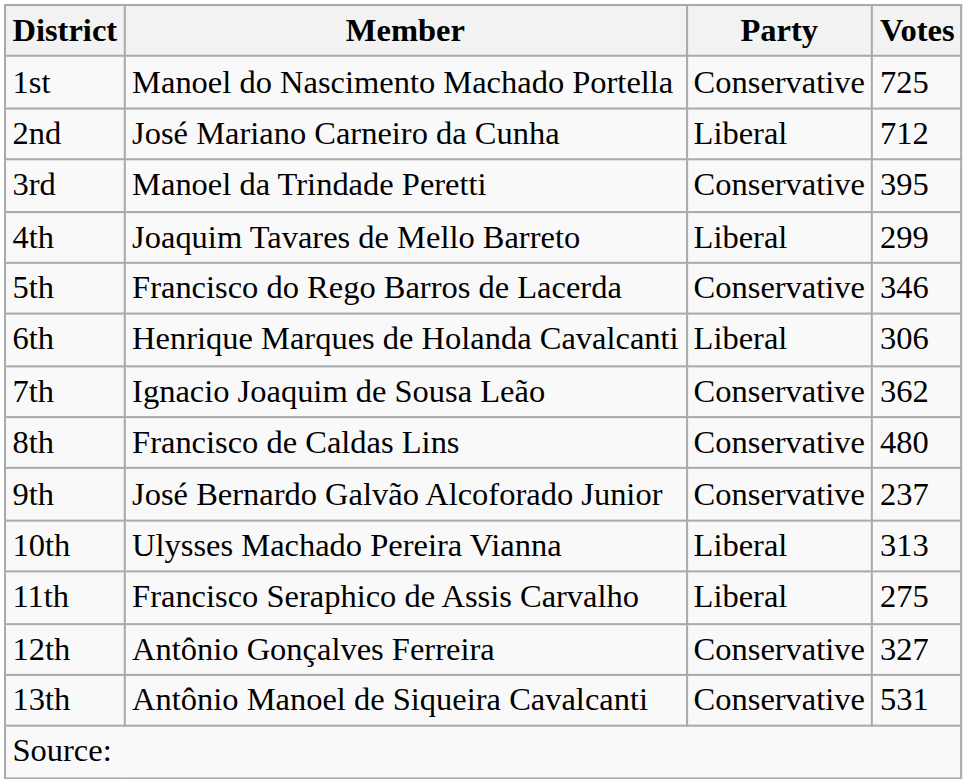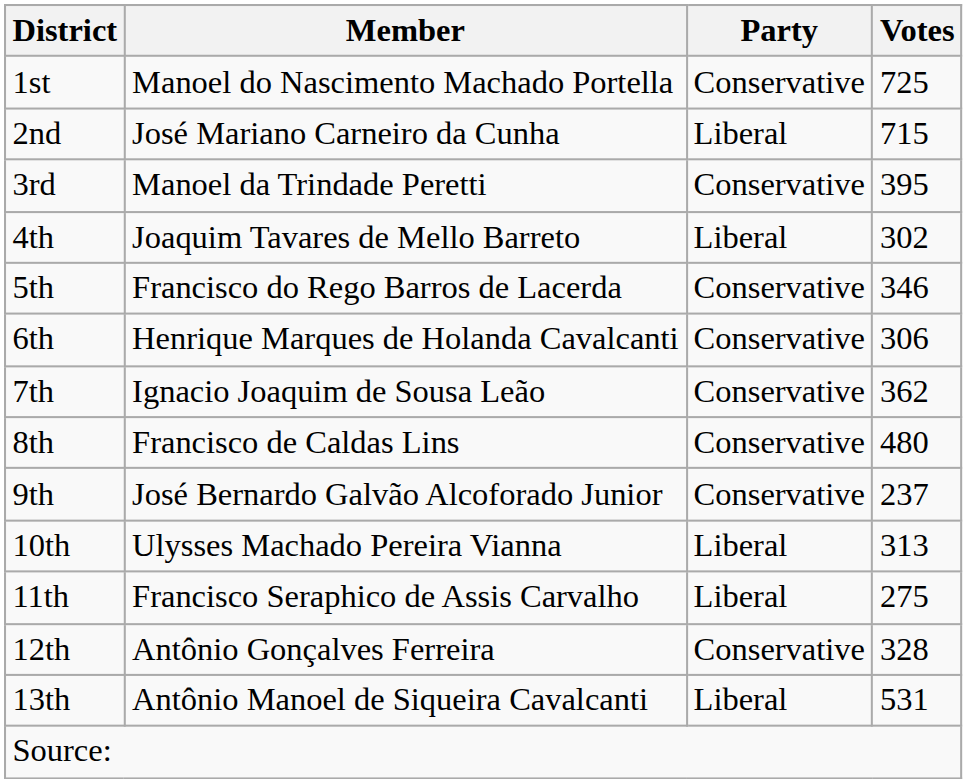(904, 133) 712 -> (904, 133) 715
(904, 236) 299 -> (904, 236) 302
(740, 339) Liberal -> (779, 339) Conservative
(904, 648) 327 -> (904, 648) 328
(779, 699) Conservative -> (740, 699) Liberal
